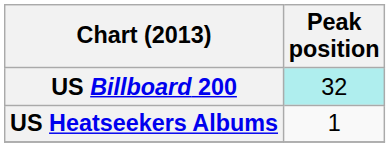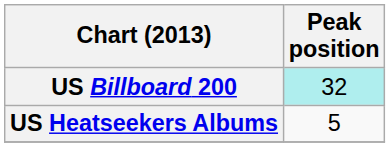(334, 123) 1 -> (334, 123) 5
